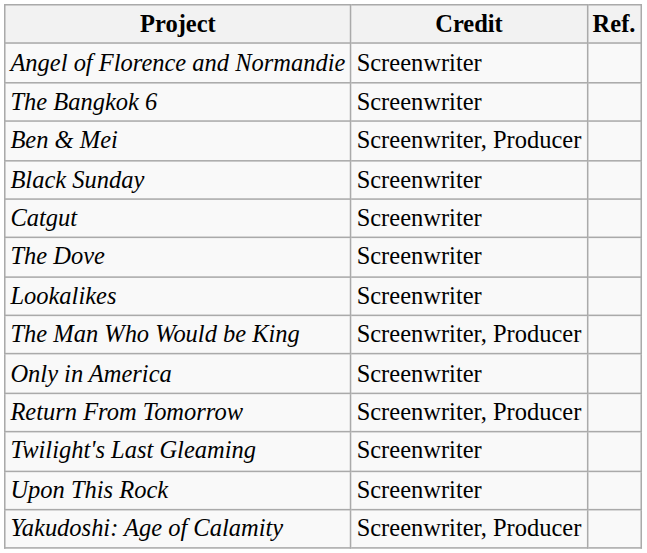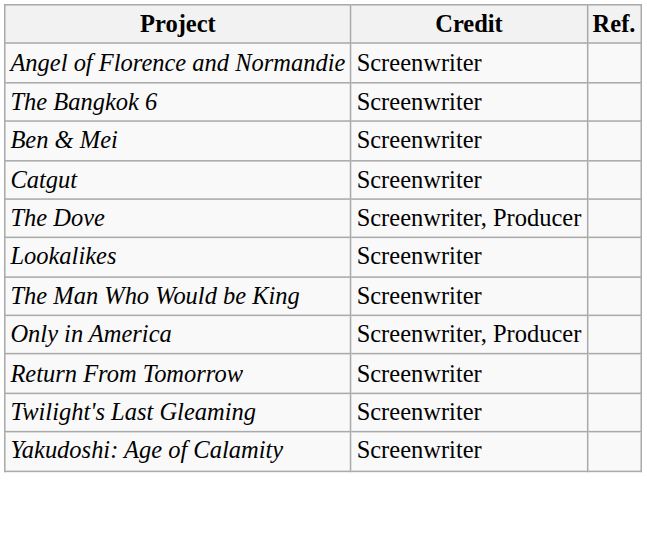(469, 140) Screenwriter, Producer -> (419, 140) Screenwriter
- row: (77, 179)
(419, 256) Screenwriter -> (469, 218) Screenwriter, Producer
(469, 334) Screenwriter, Producer -> (419, 295) Screenwriter
(419, 373) Screenwriter -> (469, 334) Screenwriter, Producer
(469, 412) Screenwriter, Producer -> (419, 373) Screenwriter
- row: (89, 489)
(469, 528) Screenwriter, Producer -> (419, 450) Screenwriter
